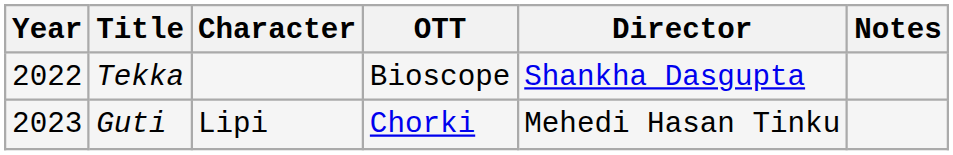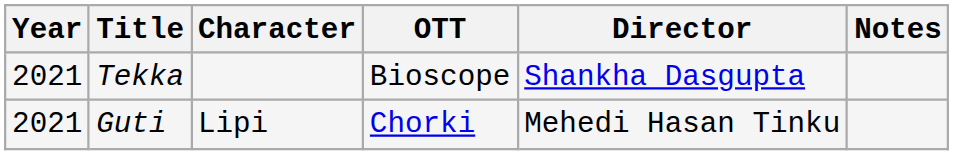(47, 77) 2022 -> (47, 77) 2021
(47, 124) 2023 -> (47, 124) 2021
